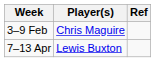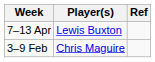rows swapped: (27, 30) <-> (29, 48)
